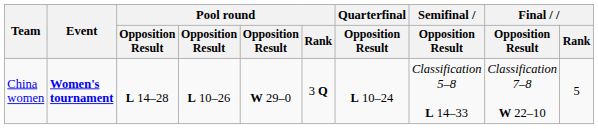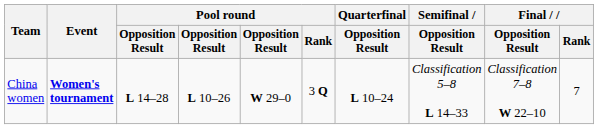(577, 91) 5 -> (577, 91) 7
